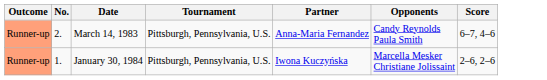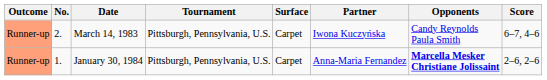+ column: (292, 12)
(322, 34) Anna-Maria Fernandez -> (349, 34) Iwona Kuczyńska
(311, 61) Iwona Kuczyńska -> (360, 61) Anna-Maria Fernandez
(414, 61) normal -> (455, 61) bold
